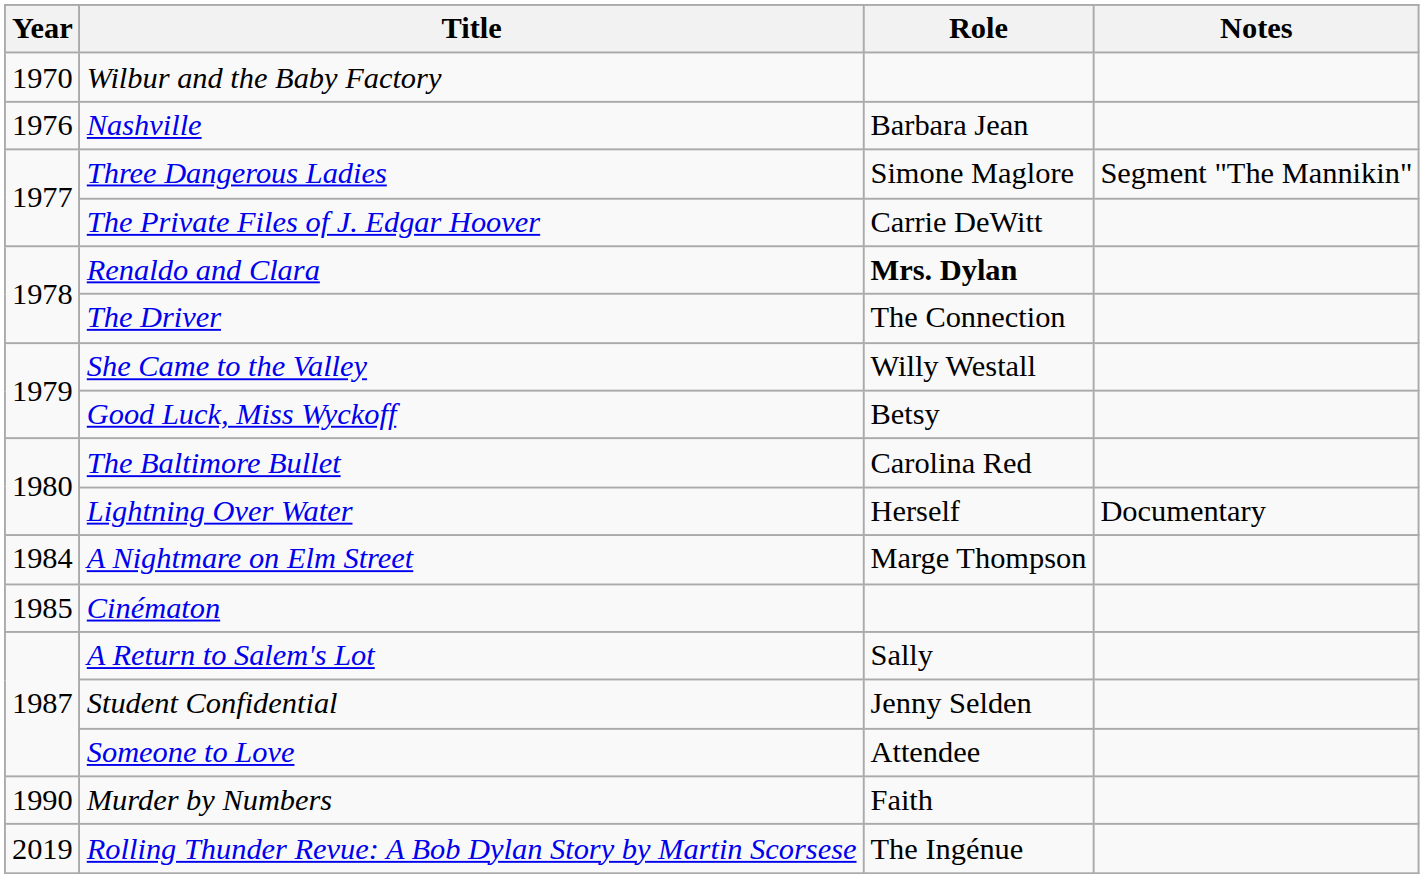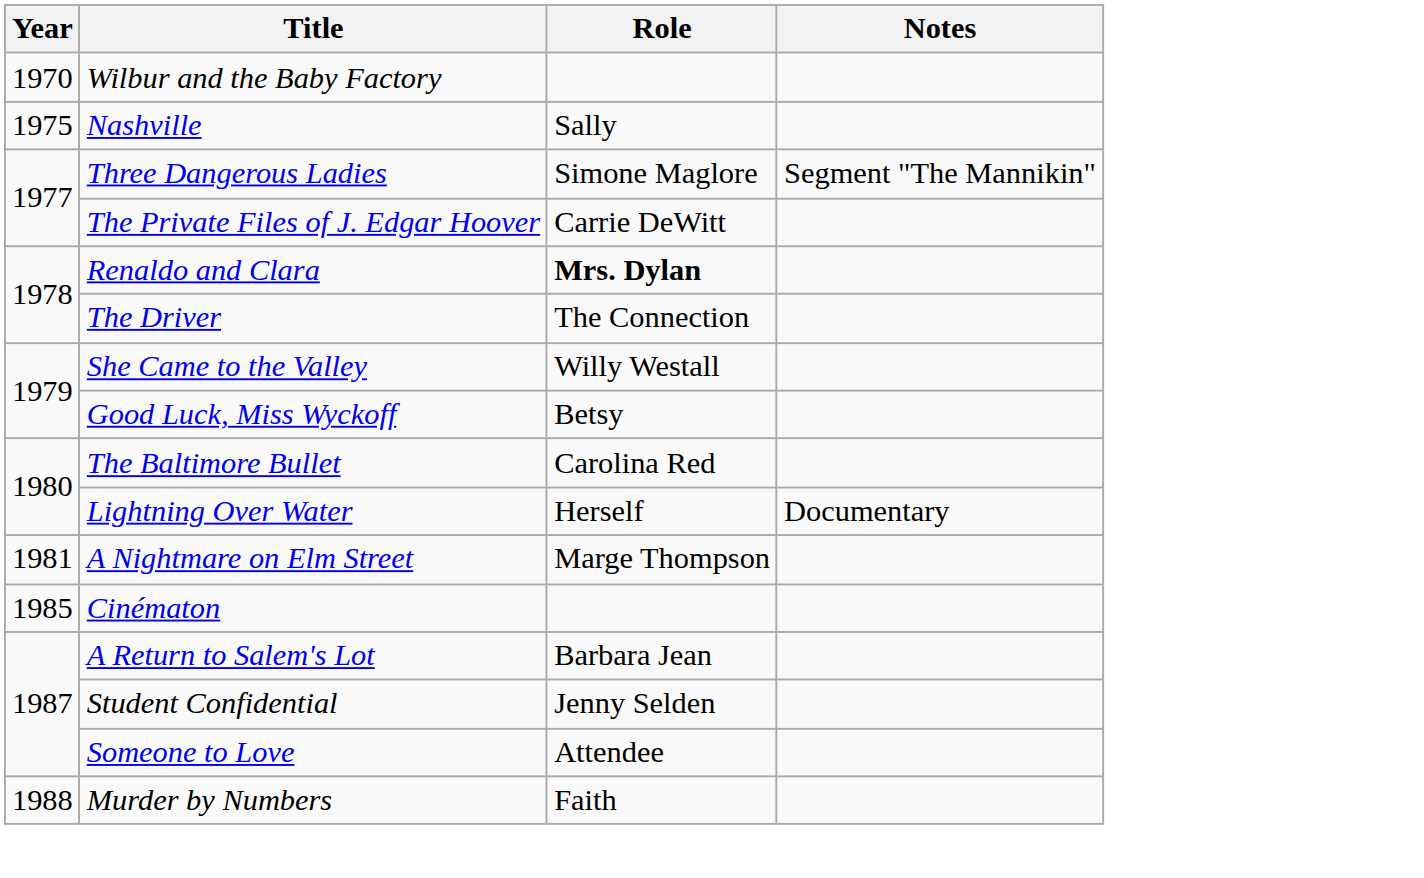(42, 125) 1976 -> (42, 125) 1975
(949, 125) Barbara Jean -> (585, 125) Sally
(42, 558) 1984 -> (42, 558) 1981
(902, 655) Sally -> (633, 655) Barbara Jean
(42, 800) 1990 -> (42, 800) 1988
- row: (472, 848)
